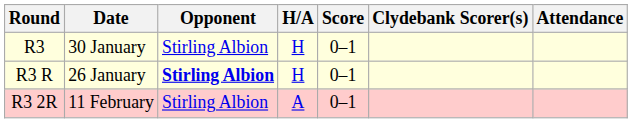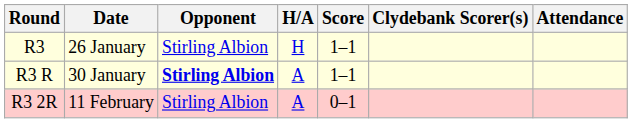(107, 46) 30 January -> (107, 46) 26 January
(343, 46) 0–1 -> (343, 46) 1–1
(107, 74) 26 January -> (107, 74) 30 January
(298, 74) H -> (298, 74) A
(343, 74) 0–1 -> (343, 74) 1–1
